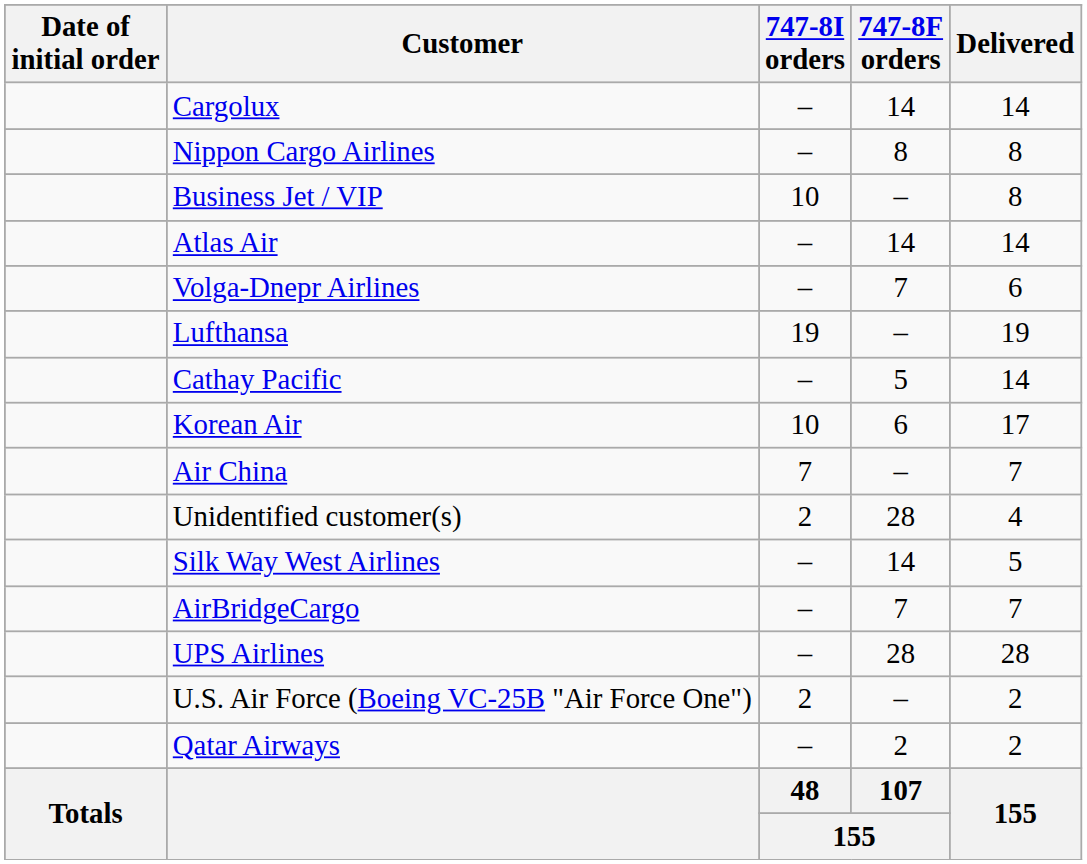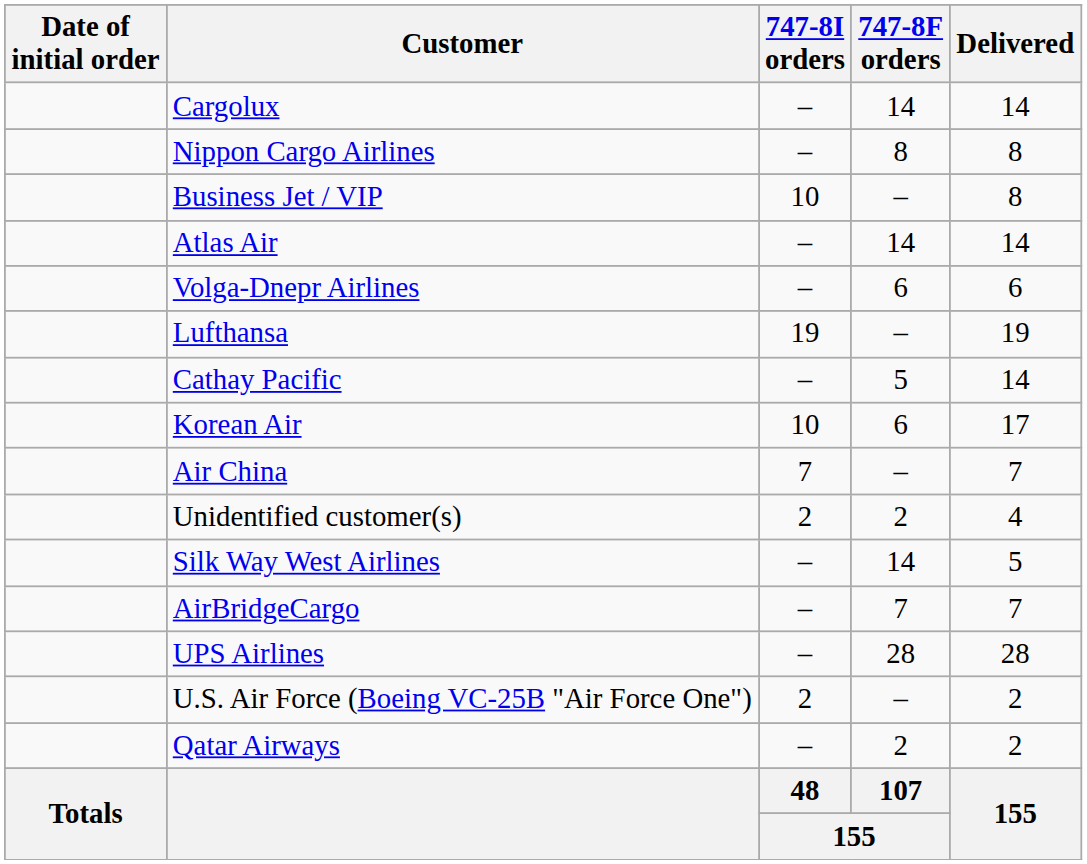(901, 288) 7 -> (901, 288) 6
(901, 516) 28 -> (901, 516) 2
